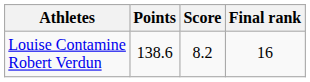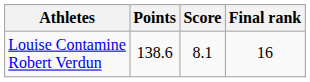(202, 53) 8.2 -> (202, 53) 8.1
